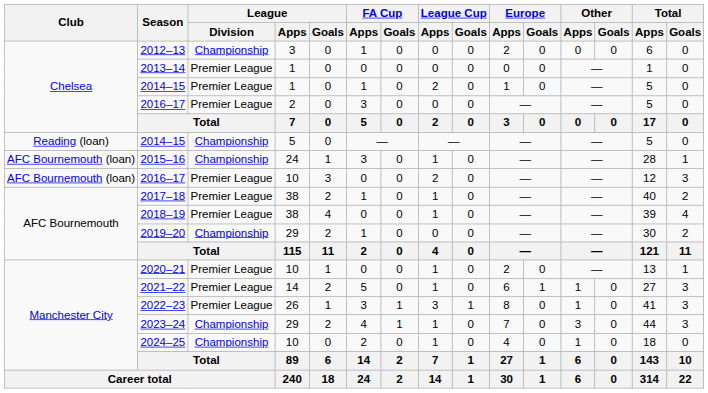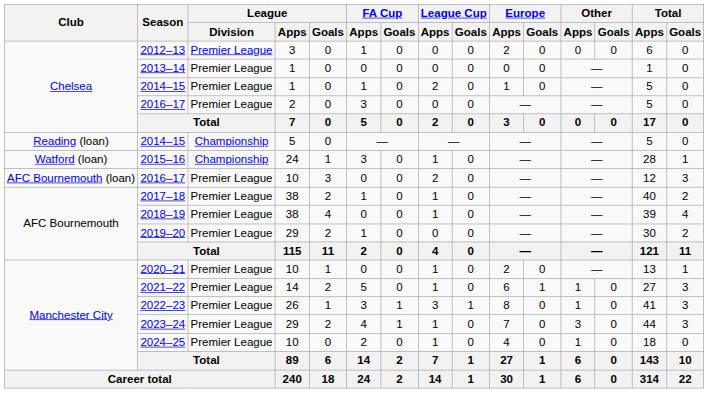(232, 50) Championship -> (232, 50) Premier League
(71, 159) AFC Bournemouth (loan) -> (71, 159) Watford (loan)
(232, 232) Championship -> (232, 232) Premier League
(232, 324) Championship -> (232, 324) Premier League
(232, 342) Championship -> (232, 342) Premier League
